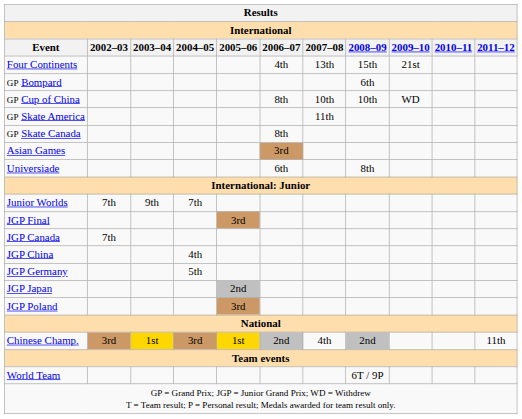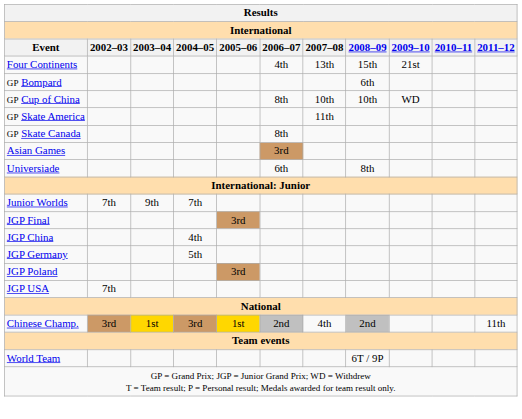- row: (33, 237)
- row: (29, 289)
+ row: (28, 289)
